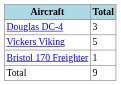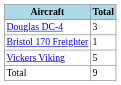rows swapped: (36, 42) <-> (47, 57)
